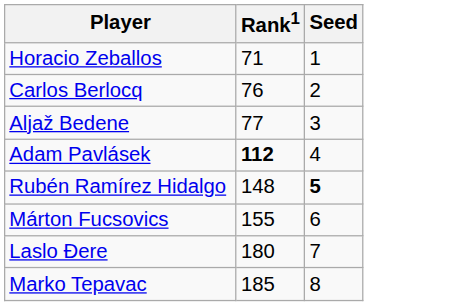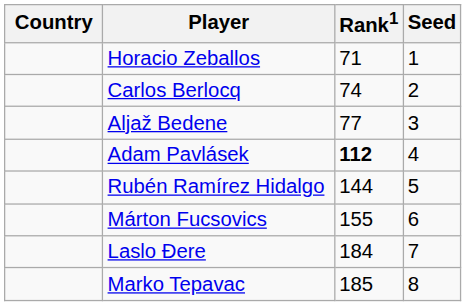+ column: (54, 23)
(252, 90) 76 -> (351, 90) 74
(258, 187) 148 -> (356, 187) 144
(315, 187) bold -> (413, 187) normal
(258, 251) 180 -> (356, 251) 184
